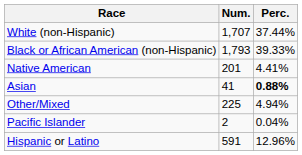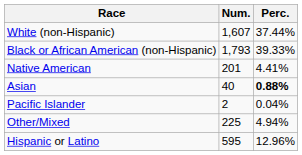(236, 31) 1,707 -> (236, 31) 1,607
(228, 86) 41 -> (228, 86) 40
rows swapped: (46, 123) <-> (38, 104)
(231, 141) 591 -> (231, 141) 595
